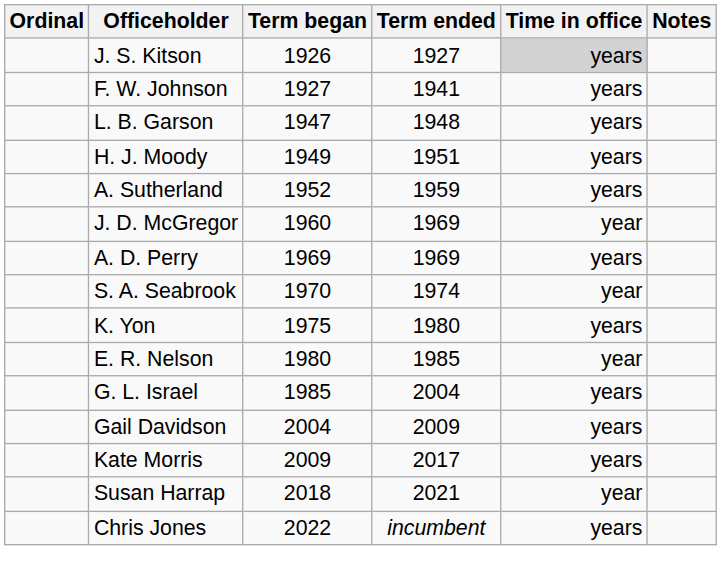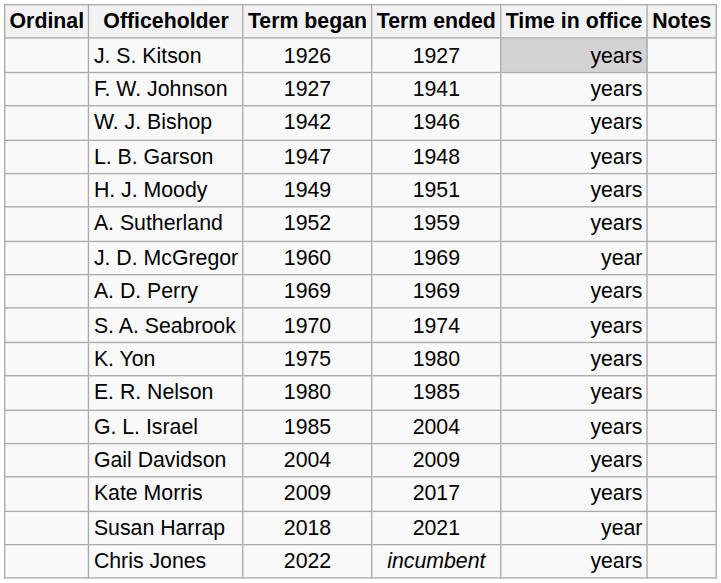+ row: (153, 122)
(622, 291) year -> (616, 325) years
(622, 358) year -> (616, 392) years
